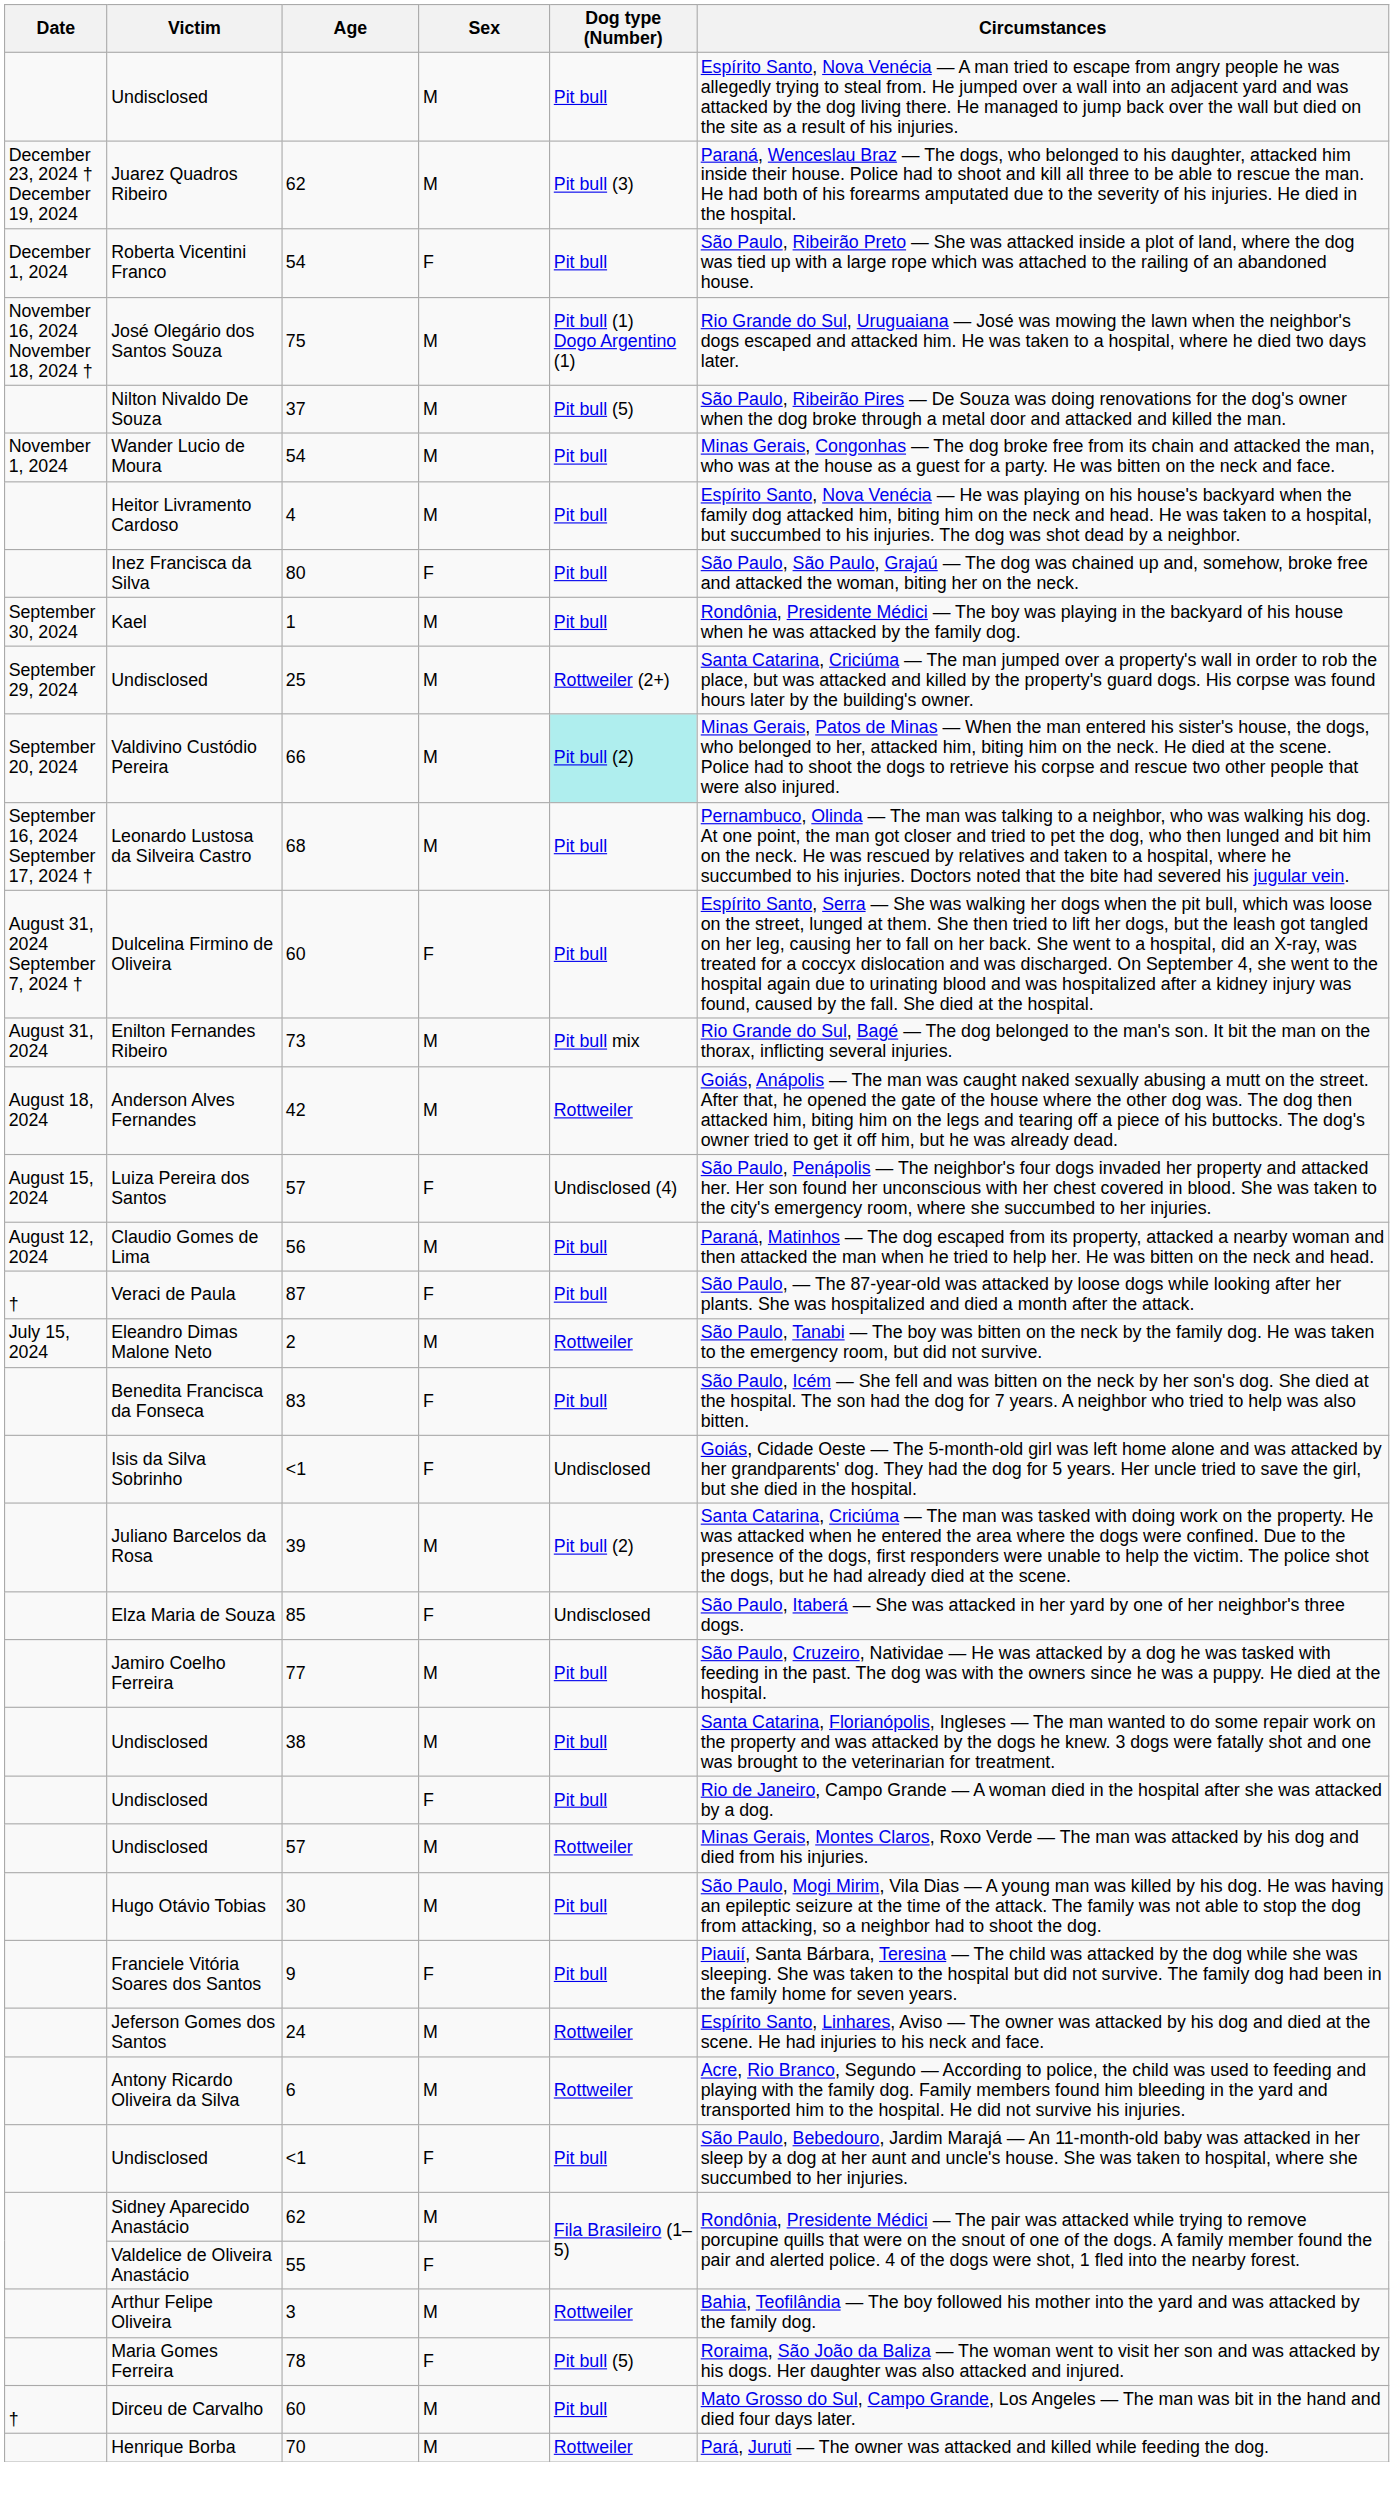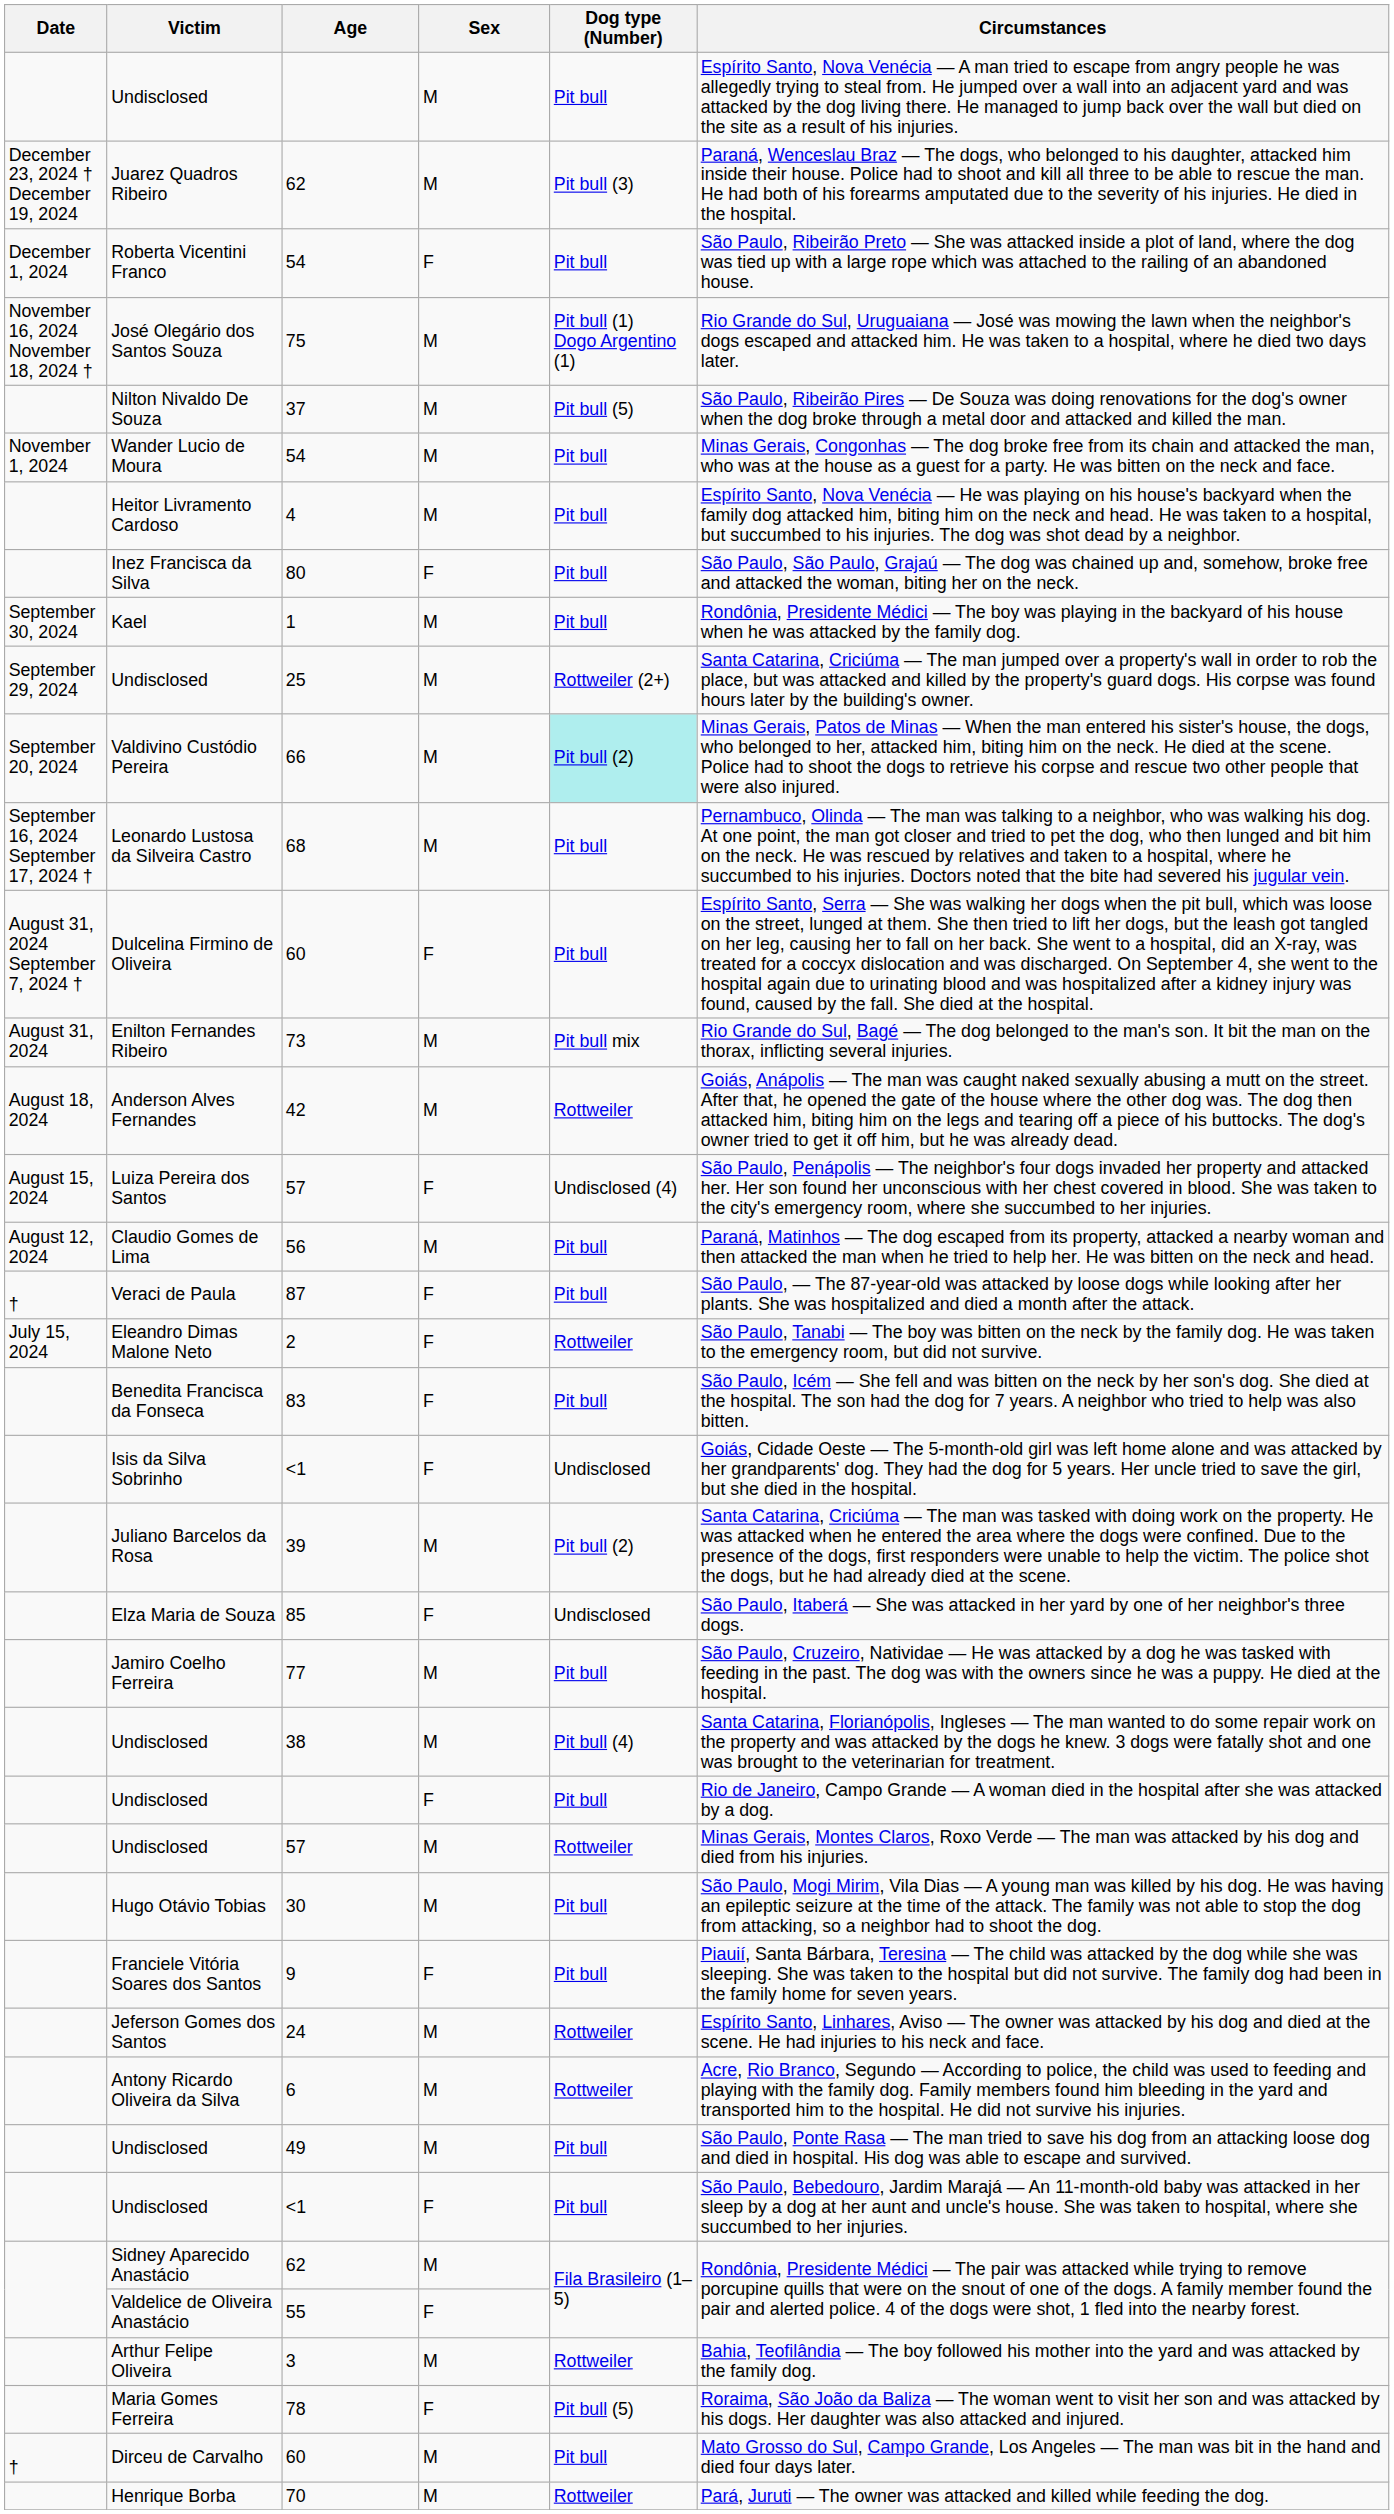(430, 1342) M -> (428, 1342) F
(580, 1741) Pit bull -> (594, 1741) Pit bull (4)
+ row: (160, 2148)
